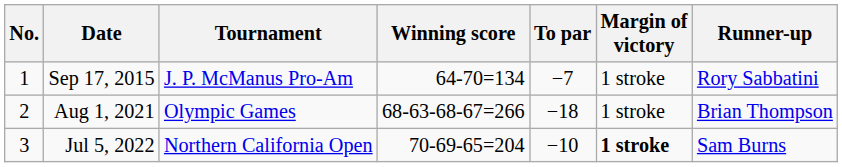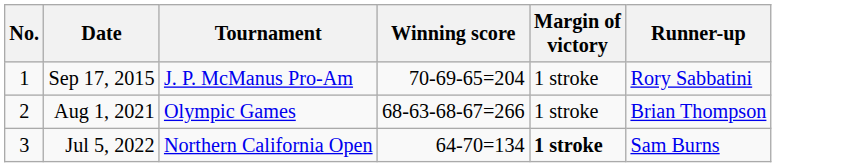- column: (563, 33)
(480, 78) 64-70=134 -> (467, 78) 70-69-65=204
(467, 145) 70-69-65=204 -> (480, 145) 64-70=134
